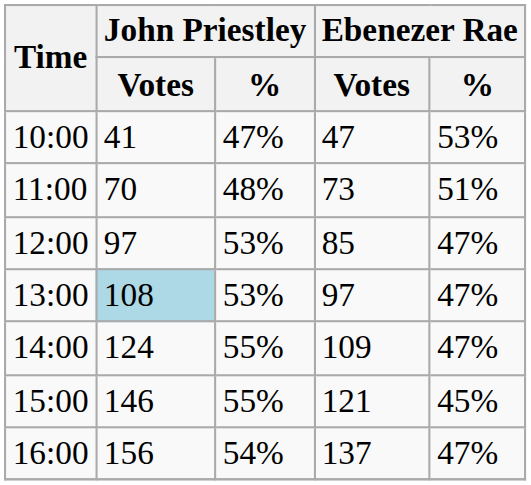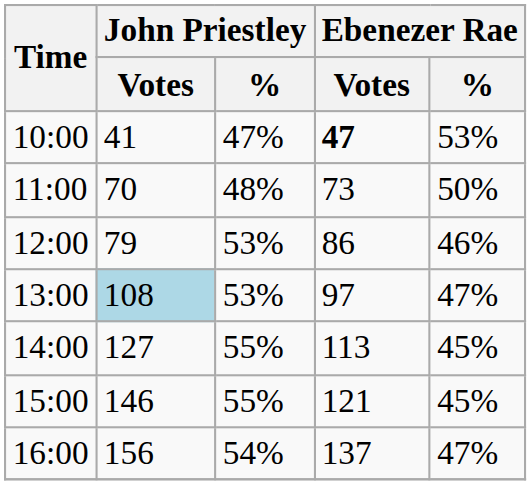(338, 136) normal -> (338, 136) bold
(468, 189) 51% -> (468, 189) 50%
(121, 242) 97 -> (121, 242) 79
(338, 242) 85 -> (338, 242) 86
(468, 242) 47% -> (468, 242) 46%
(129, 347) 124 -> (129, 347) 127
(347, 347) 109 -> (346, 347) 113
(468, 347) 47% -> (468, 347) 45%
